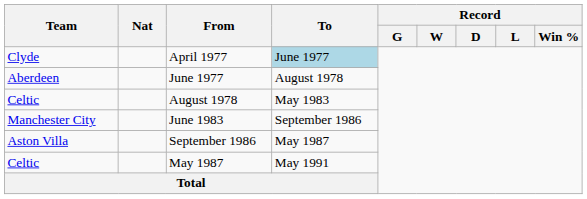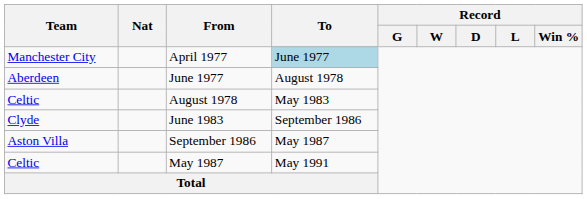(23, 57) Clyde -> (52, 57) Manchester City
(52, 120) Manchester City -> (23, 120) Clyde
